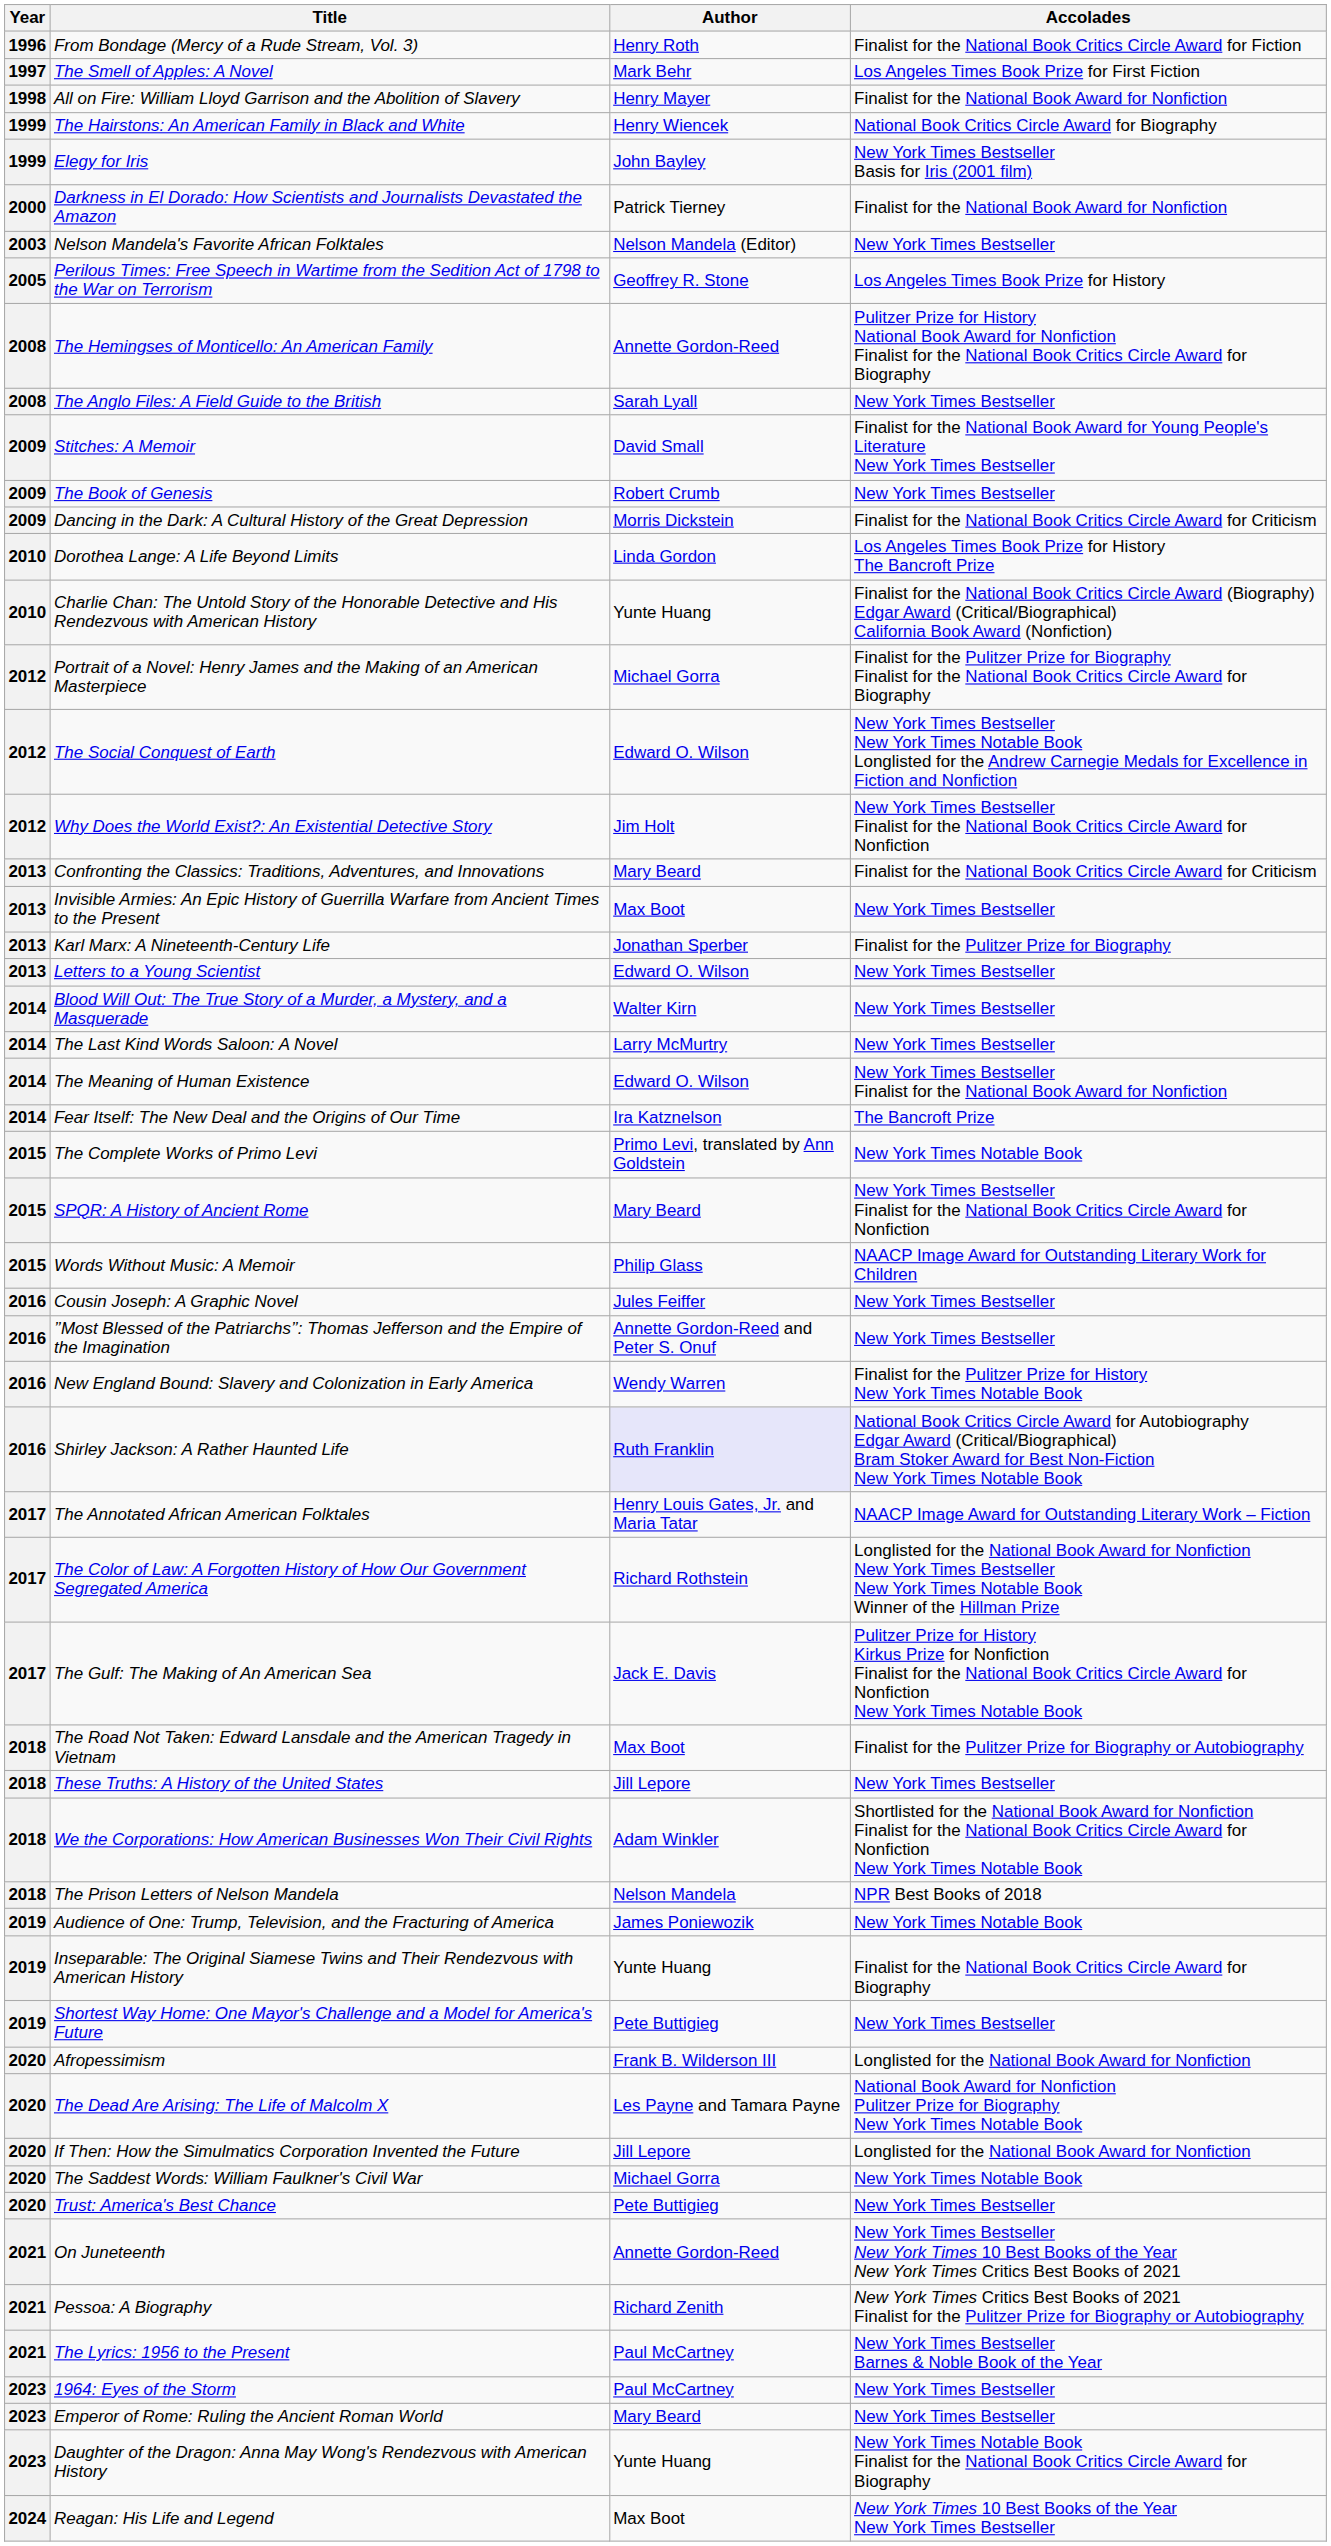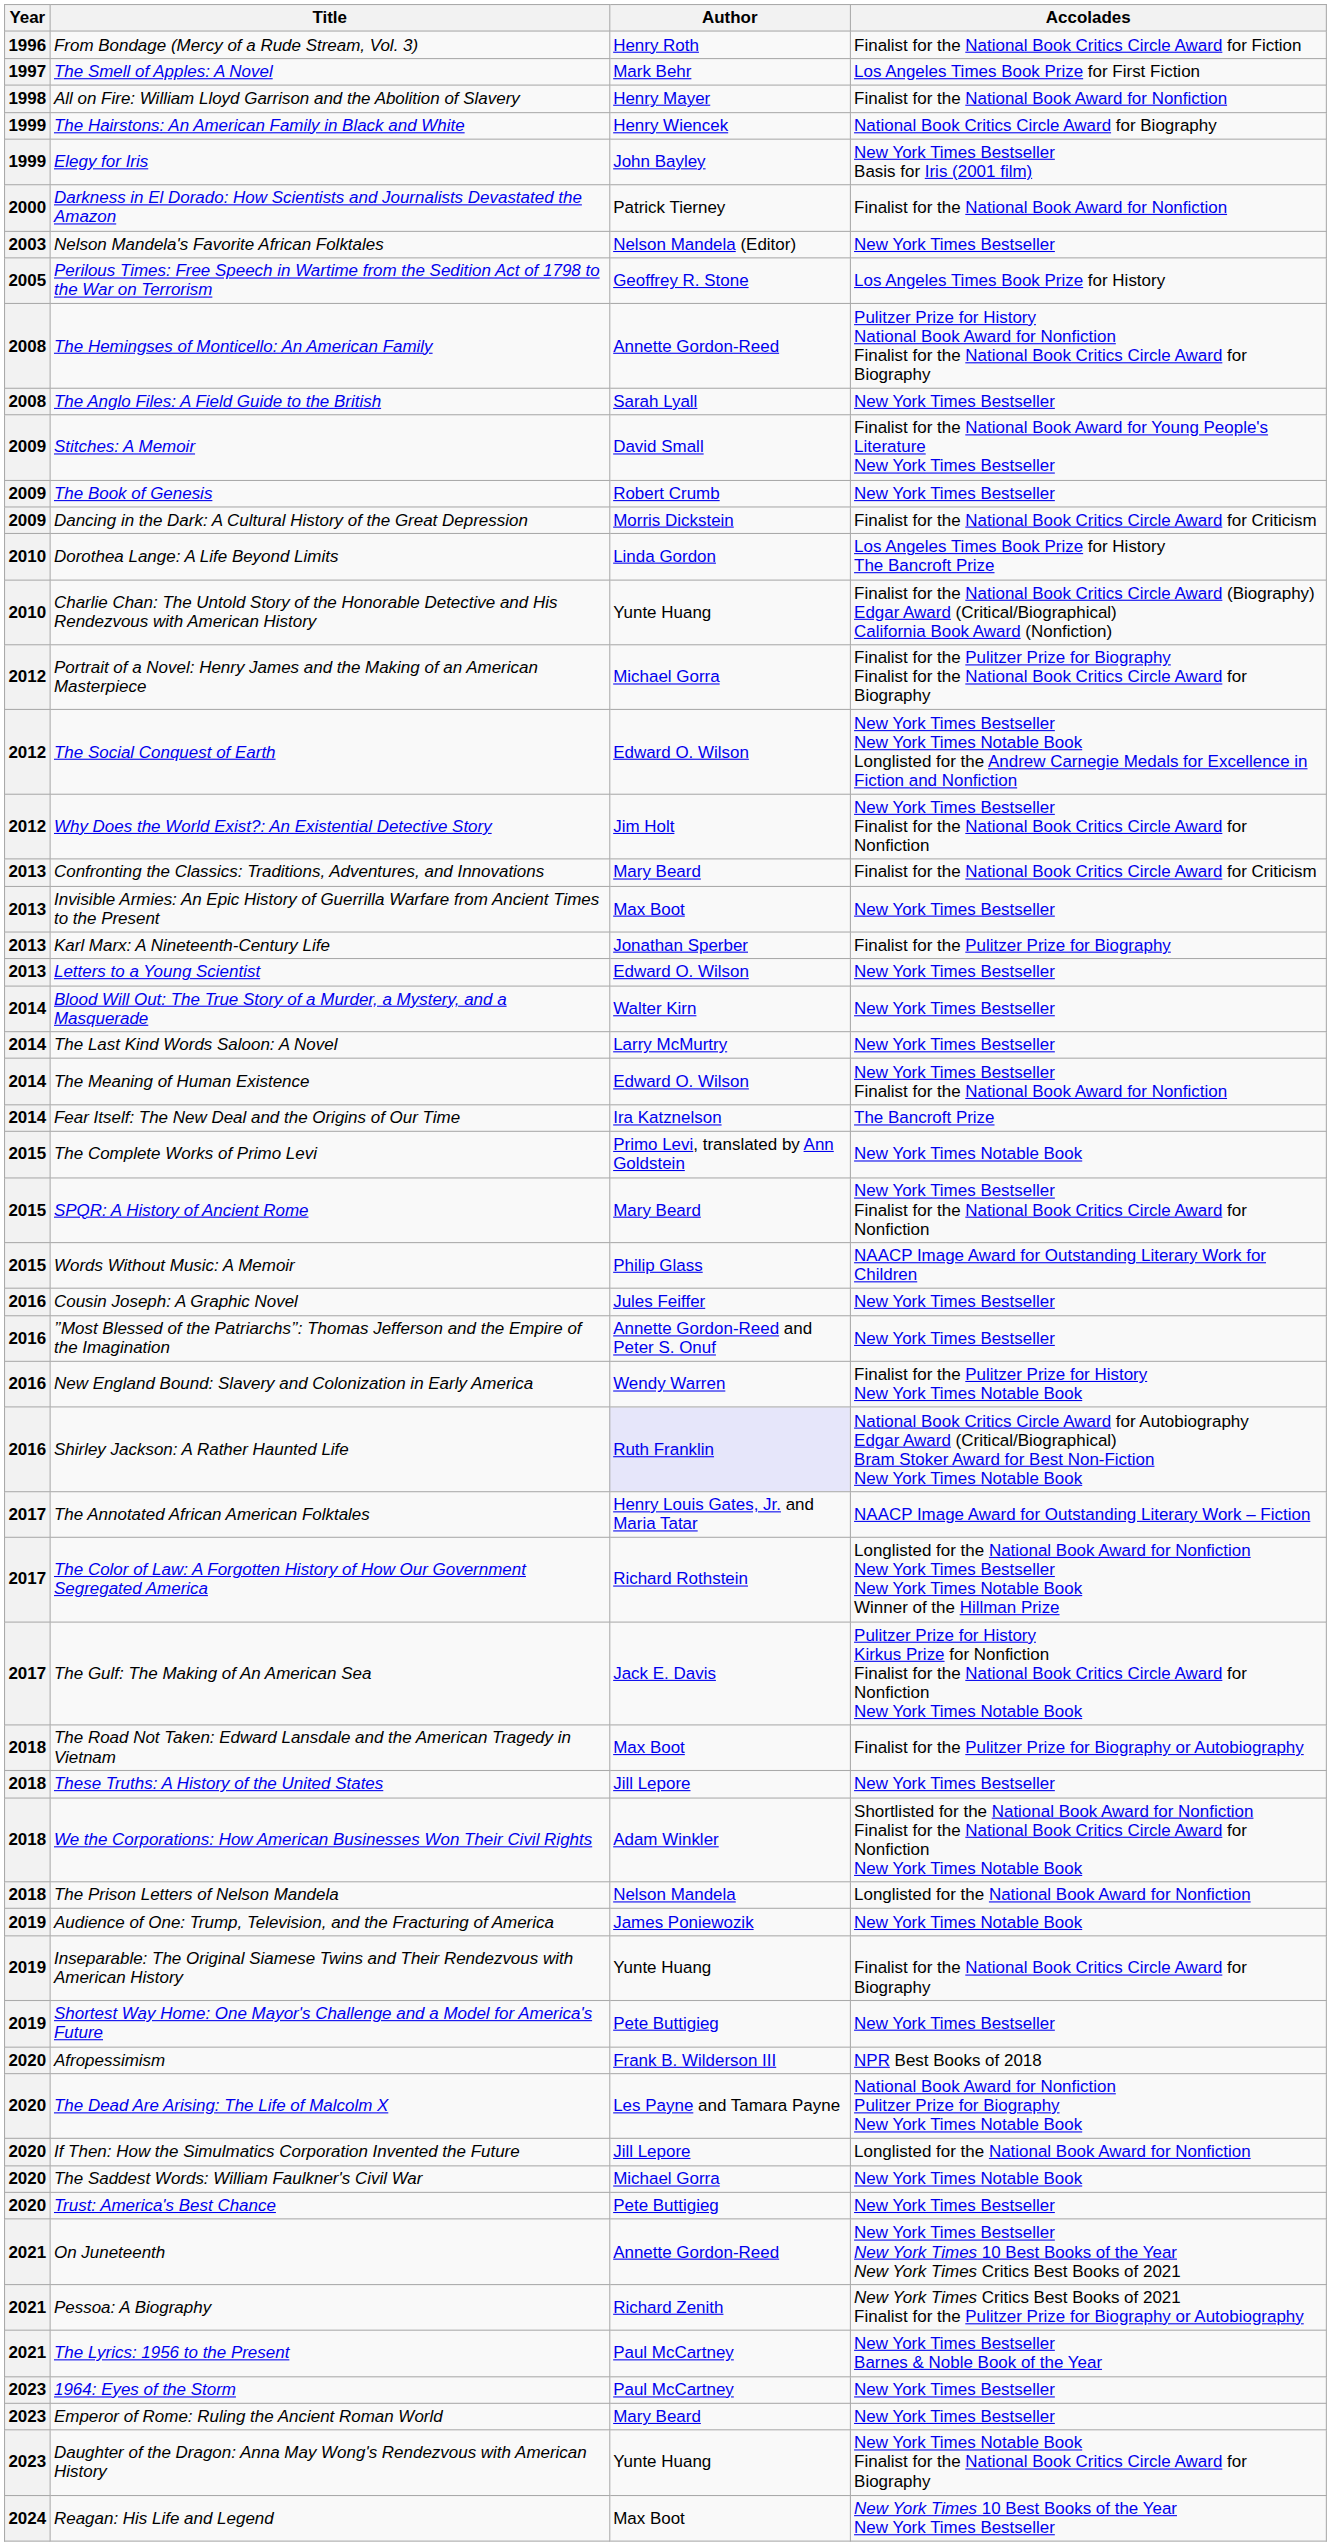(948, 1895) NPR Best Books of 2018 -> (1052, 1895) Longlisted for the National Book Award for Nonfiction
(1052, 2060) Longlisted for the National Book Award for Nonfiction -> (948, 2060) NPR Best Books of 2018
